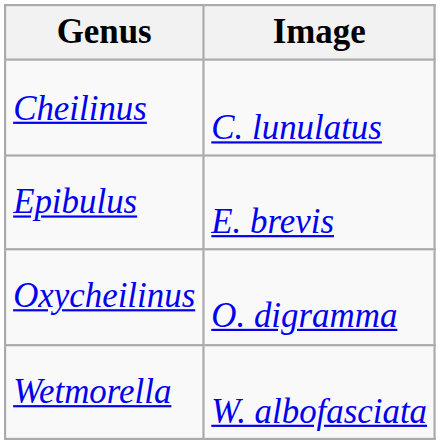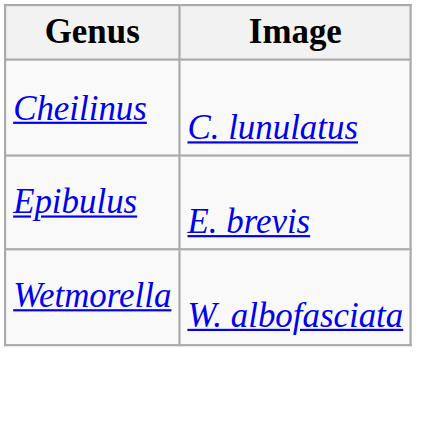- row: (104, 296)
